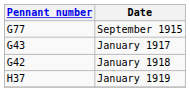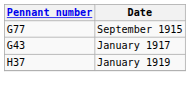- row: (134, 62)
